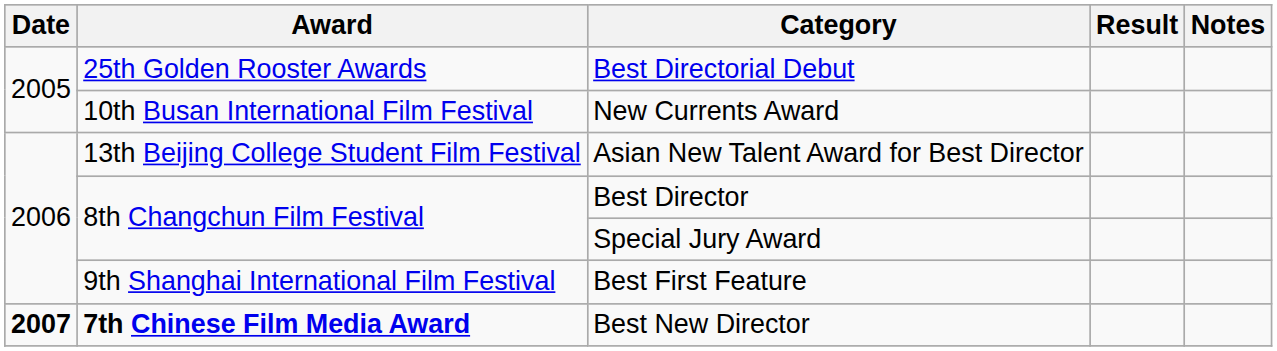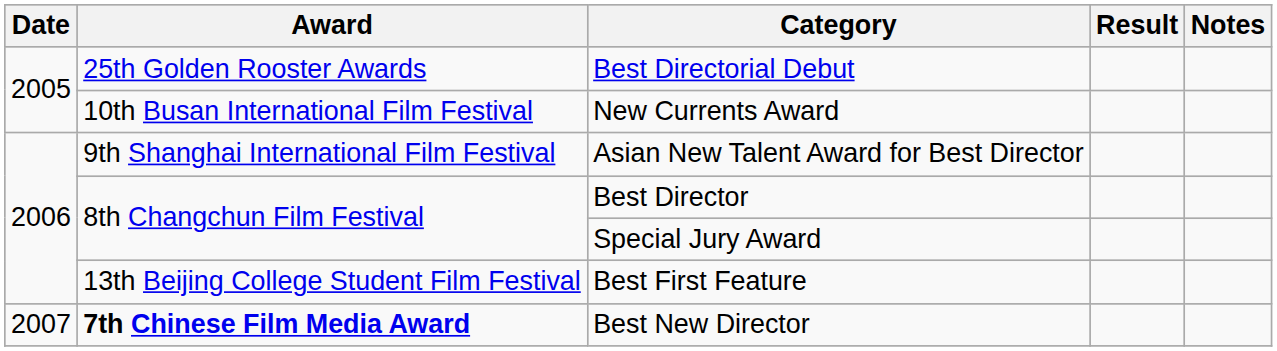(332, 153) 13th Beijing College Student Film Festival -> (319, 153) 9th Shanghai International Film Festival
(319, 281) 9th Shanghai International Film Festival -> (332, 281) 13th Beijing College Student Film Festival
(41, 324) bold -> (41, 324) normal
